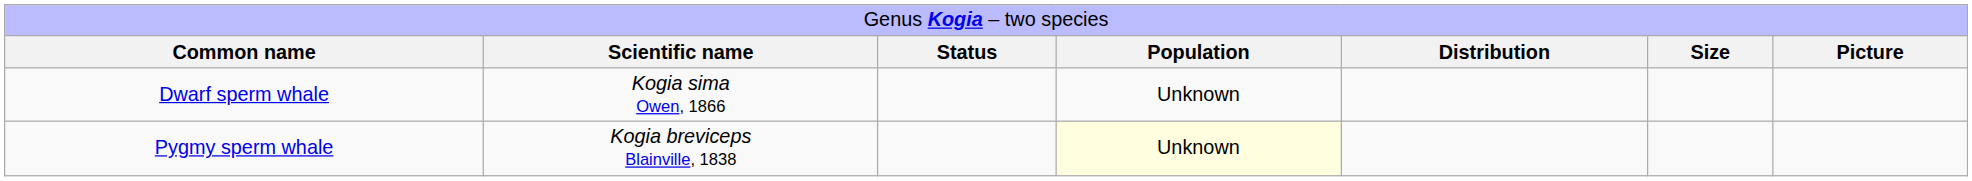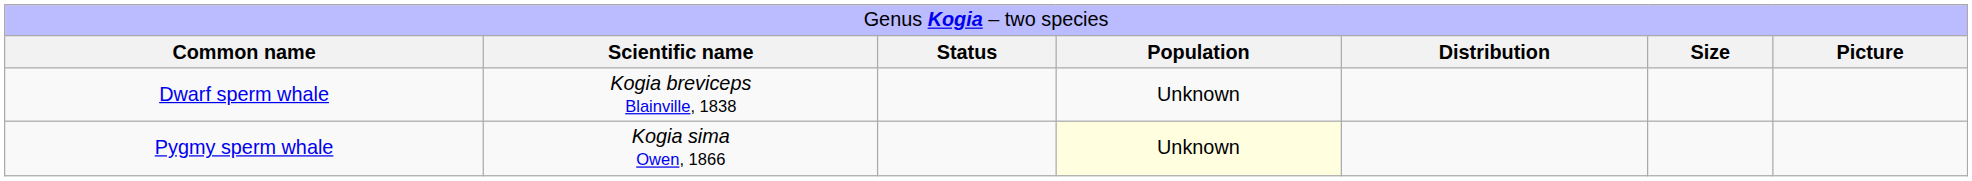(681, 94) Kogia sima Owen, 1866 -> (681, 94) Kogia breviceps Blainville, 1838
(681, 148) Kogia breviceps Blainville, 1838 -> (681, 148) Kogia sima Owen, 1866
